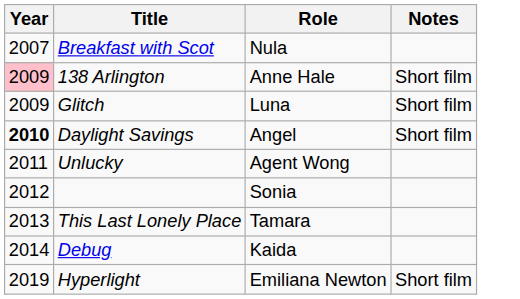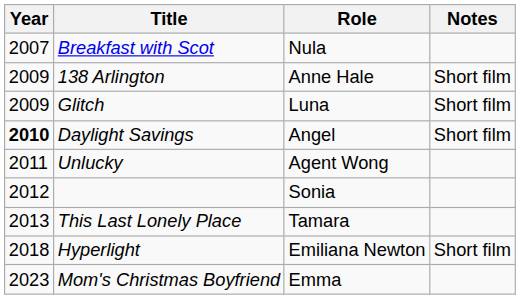(29, 76) pink background -> (29, 76) no background
- row: (85, 250)
(29, 279) 2019 -> (29, 250) 2018
+ row: (169, 279)
